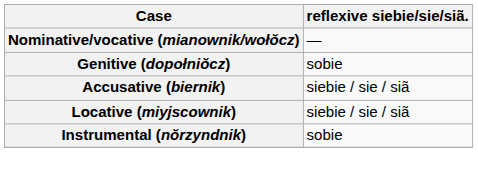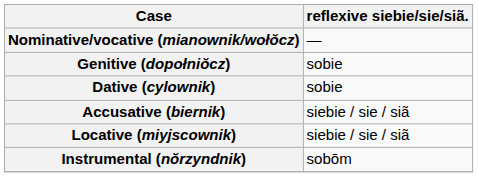+ row: (154, 87)
(325, 135) sobie -> (329, 159) sobōm
